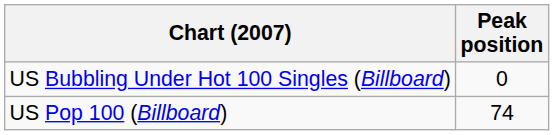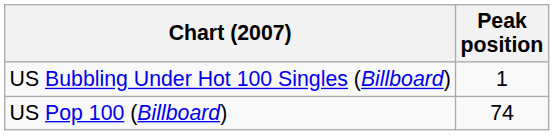(502, 79) 0 -> (502, 79) 1
